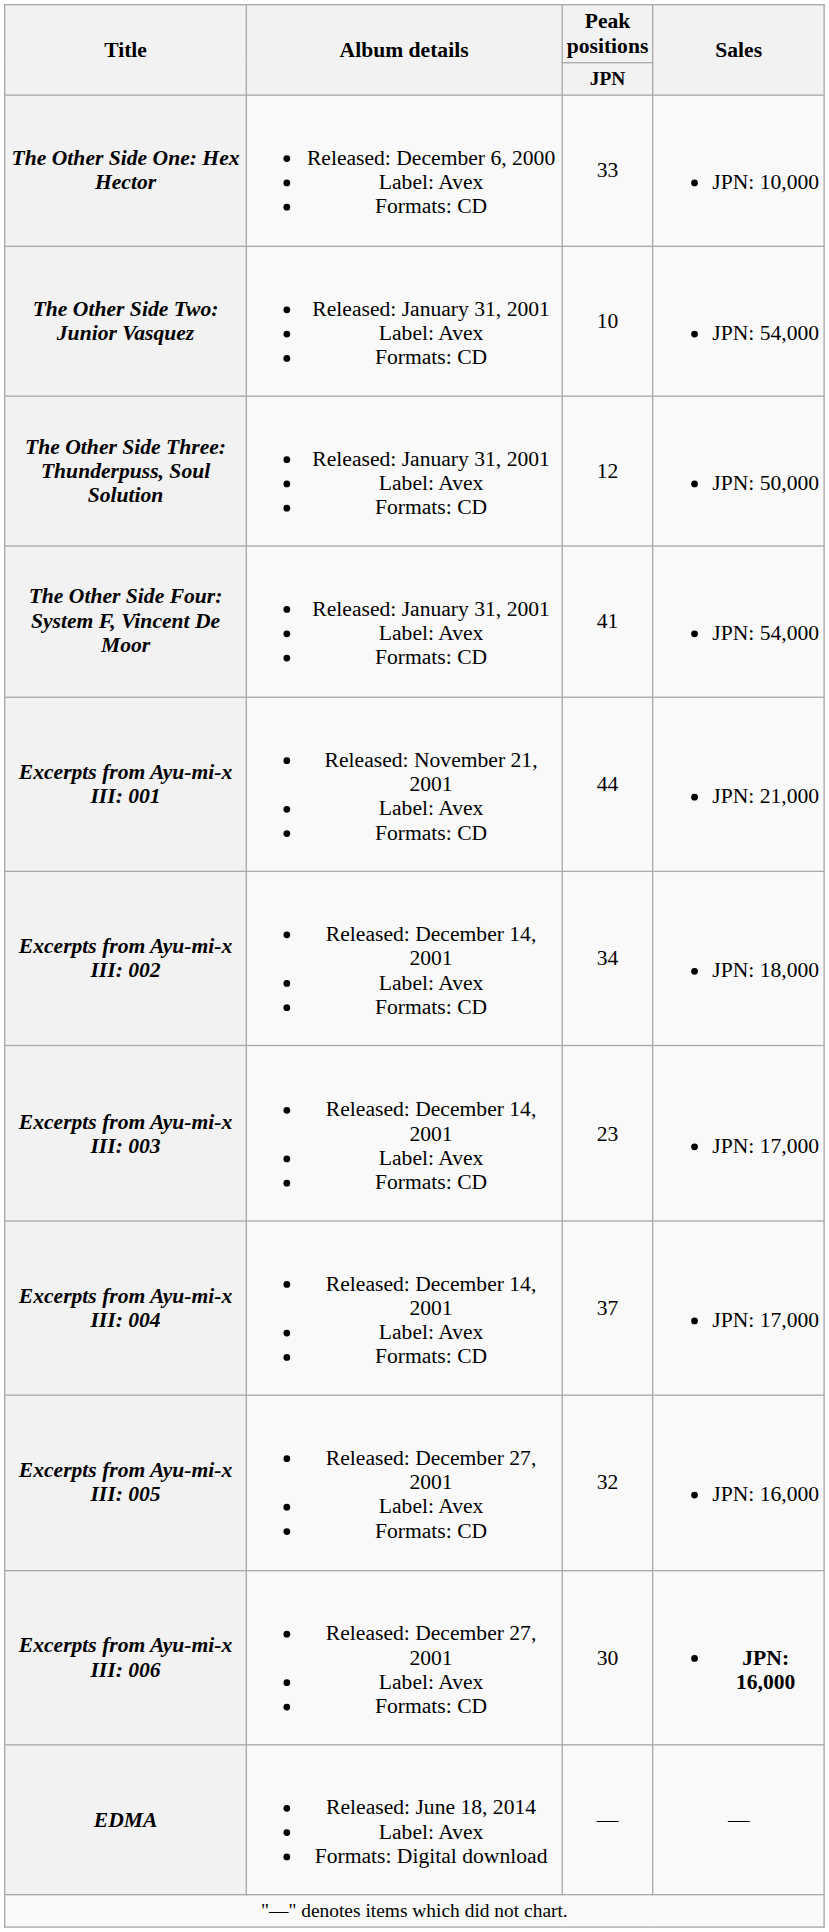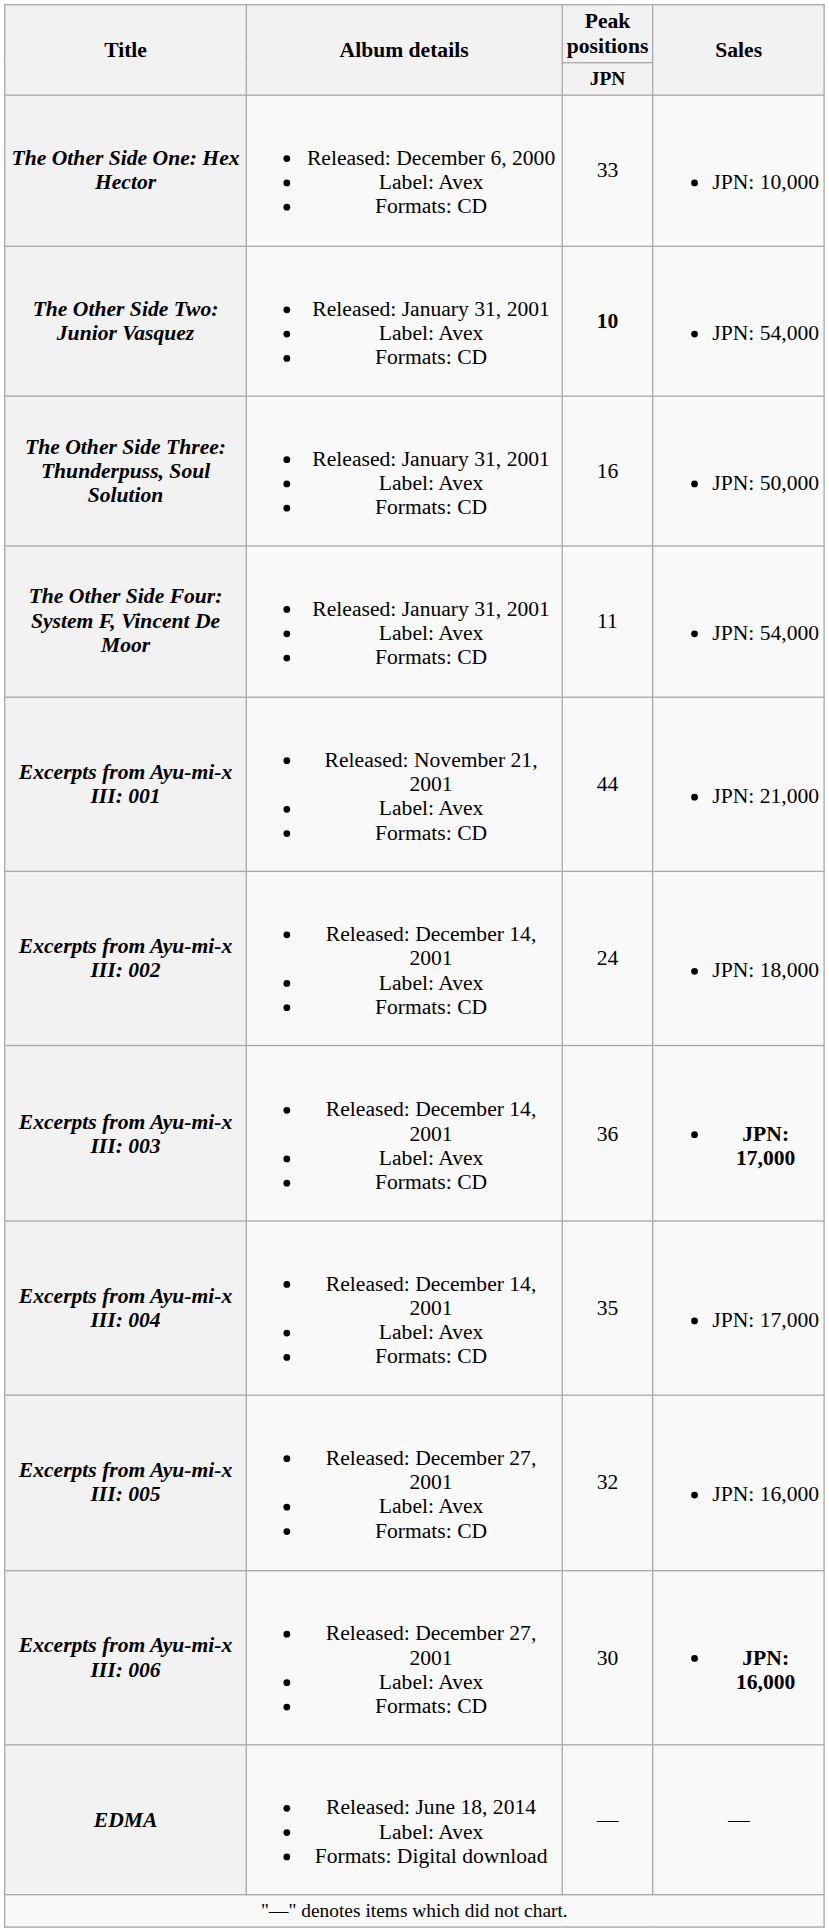(607, 320) normal -> (607, 320) bold
(607, 471) 12 -> (607, 471) 16
(607, 621) 41 -> (607, 621) 11
(607, 958) 34 -> (607, 958) 24
(607, 1133) 23 -> (607, 1133) 36
(739, 1146) normal -> (739, 1146) bold
(607, 1307) 37 -> (607, 1307) 35
